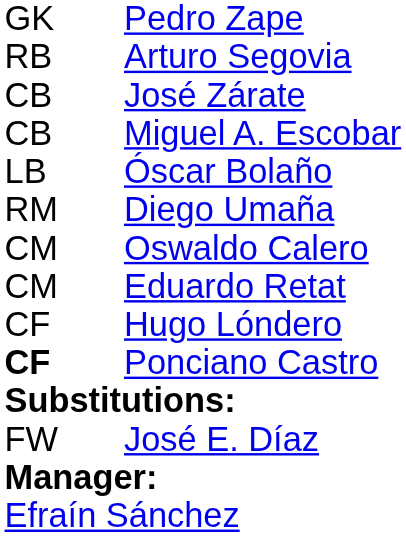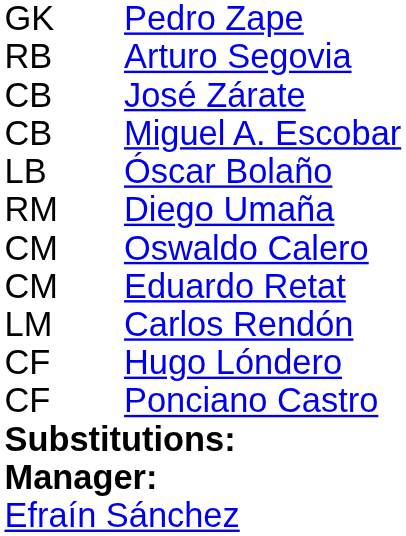+ row: (239, 324)
(27, 362) bold -> (27, 401) normal
- row: (222, 439)
